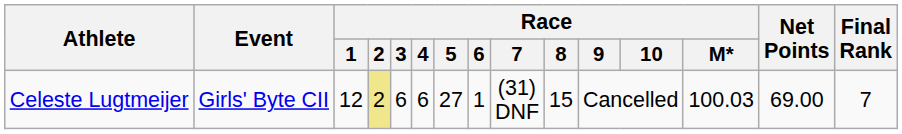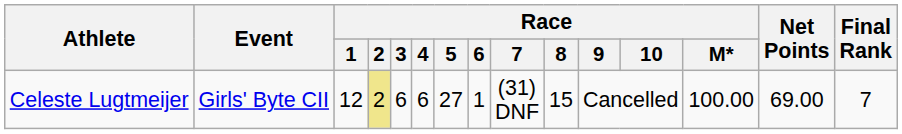(721, 100) 100.03 -> (721, 100) 100.00
